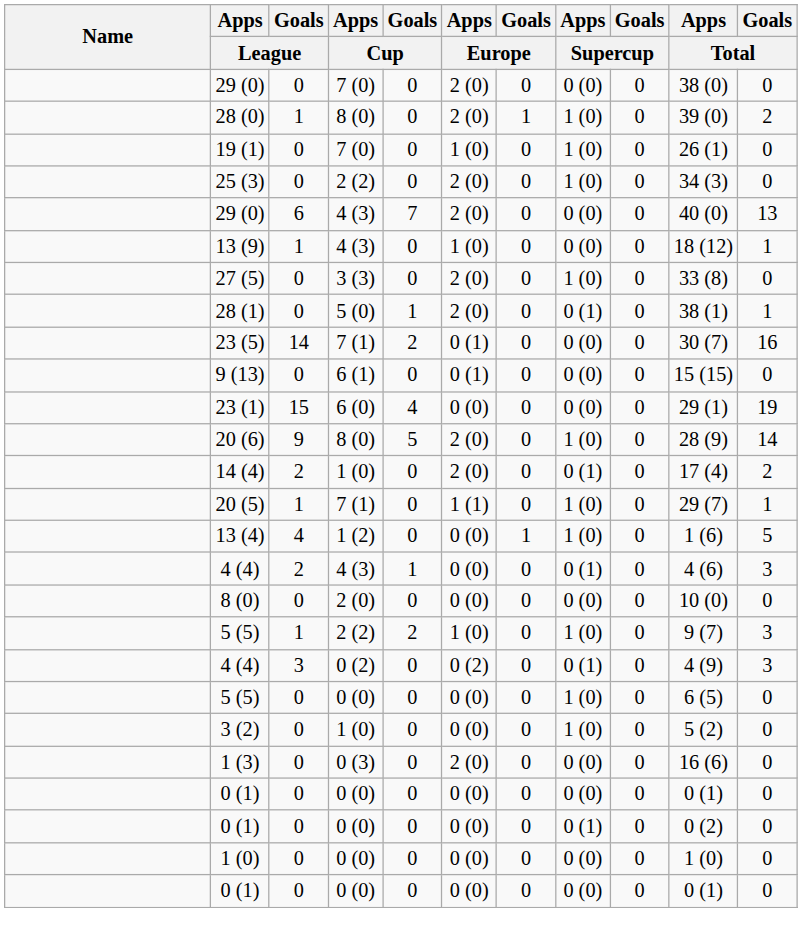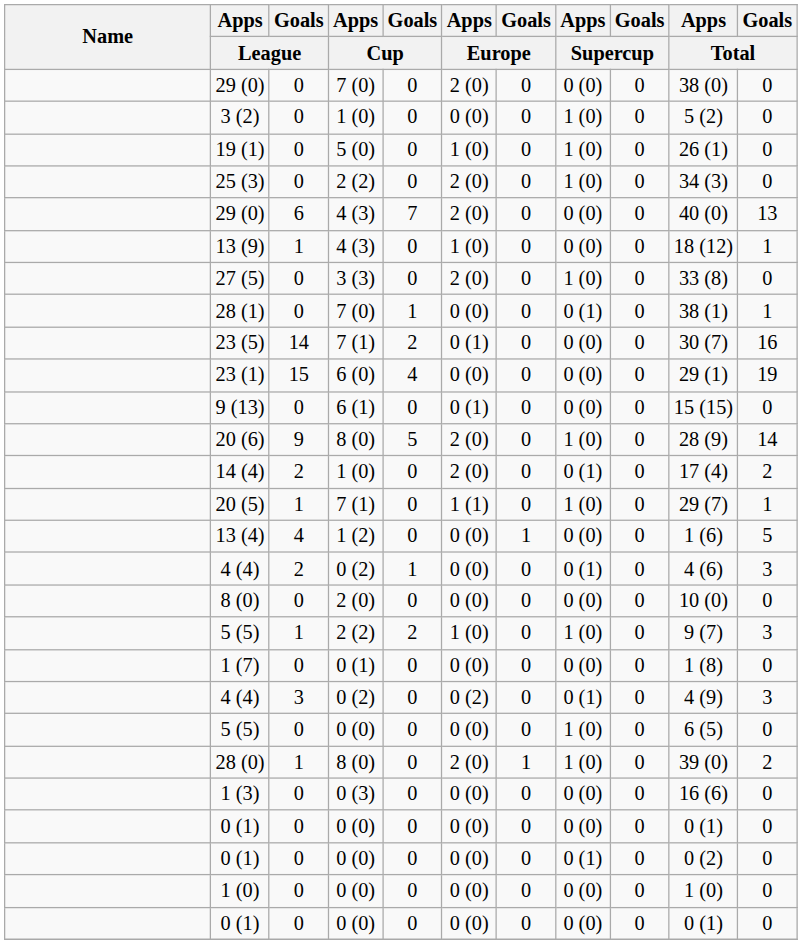rows swapped: (240, 117) <-> (240, 729)
(356, 149) 7 (0) -> (356, 149) 5 (0)
(356, 310) 5 (0) -> (356, 310) 7 (0)
(469, 310) 2 (0) -> (469, 310) 0 (0)
rows swapped: (240, 375) <-> (240, 407)
(583, 536) 1 (0) -> (583, 536) 0 (0)
(356, 568) 4 (3) -> (356, 568) 0 (2)
+ row: (240, 665)
(469, 761) 2 (0) -> (469, 794) 0 (0)
